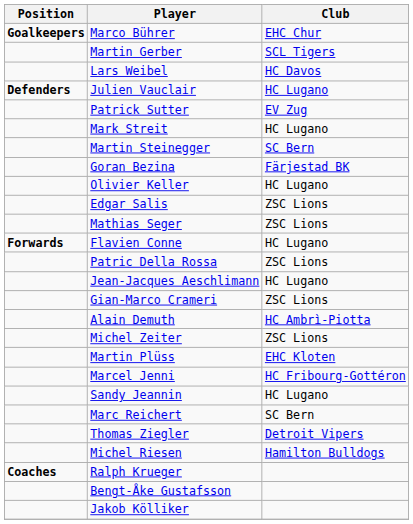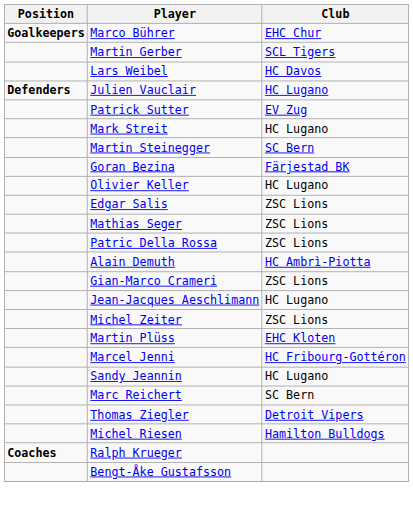- row: (136, 243)
rows swapped: (133, 319) <-> (175, 281)
- row: (140, 510)
